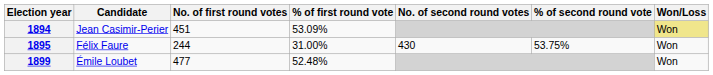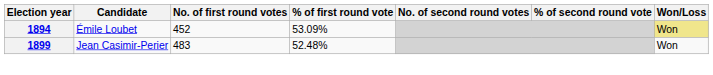(122, 29) Jean Casimir-Perier -> (107, 29) Émile Loubet
(182, 29) 451 -> (182, 29) 452
- row: (39, 45)
(107, 62) Émile Loubet -> (122, 45) Jean Casimir-Perier
(182, 62) 477 -> (182, 45) 483
